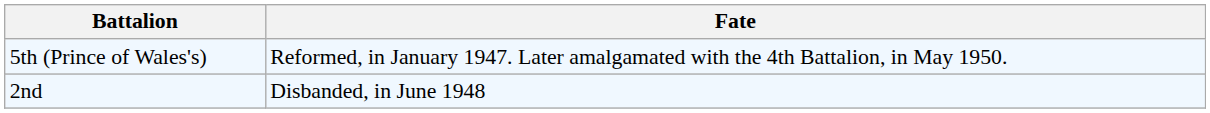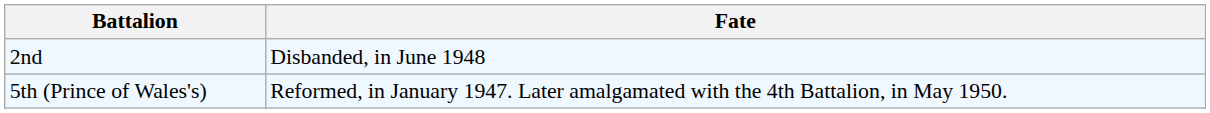rows swapped: (26, 90) <-> (108, 56)
